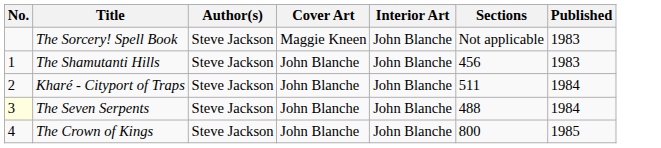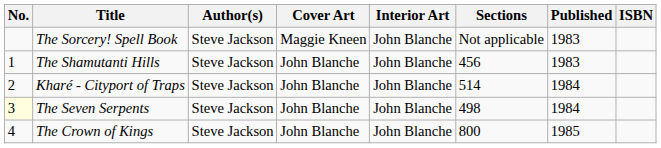+ column: (636, 16)
(469, 85) 511 -> (470, 85) 514
(470, 108) 488 -> (470, 108) 498
